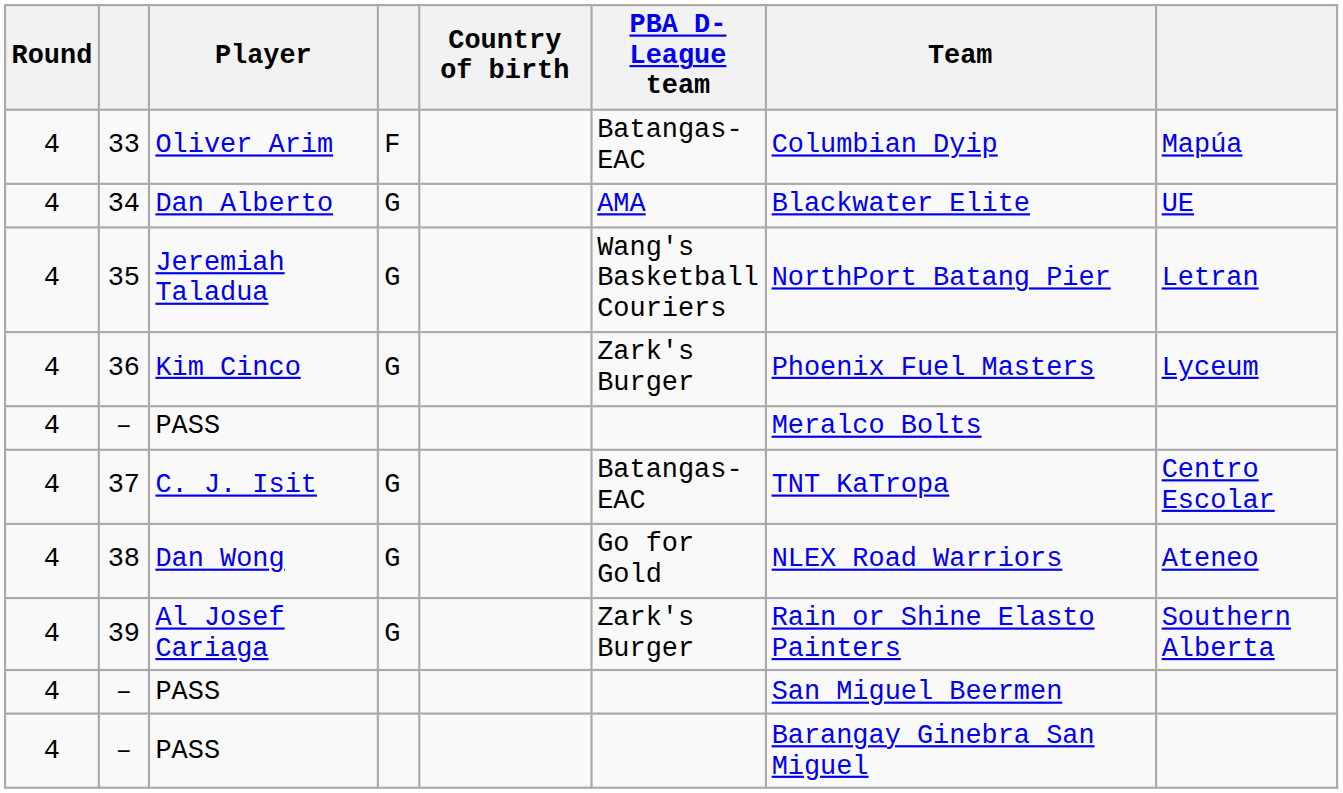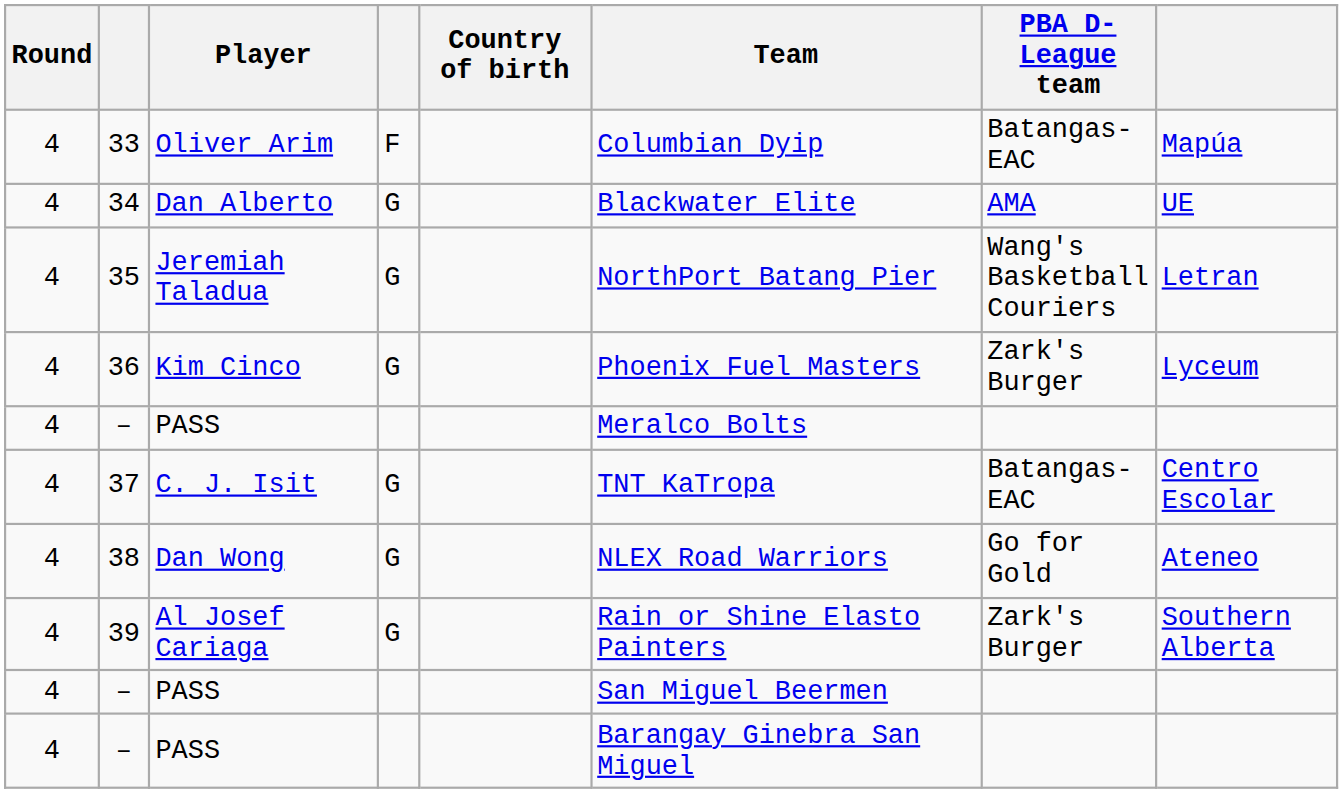columns swapped: (960, 58) <-> (678, 58)
